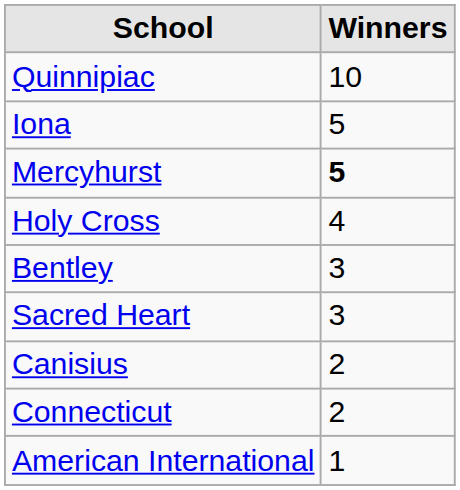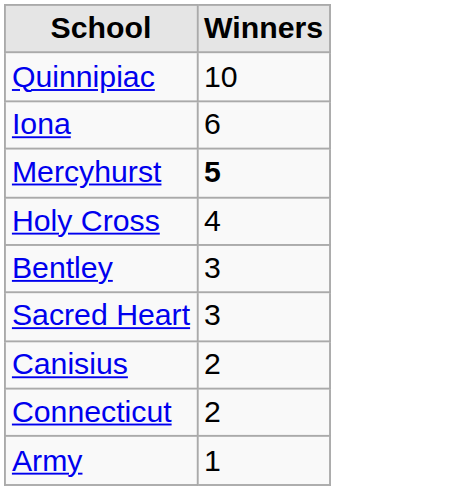(337, 124) 5 -> (212, 124) 6
- row: (163, 460)
+ row: (47, 460)
